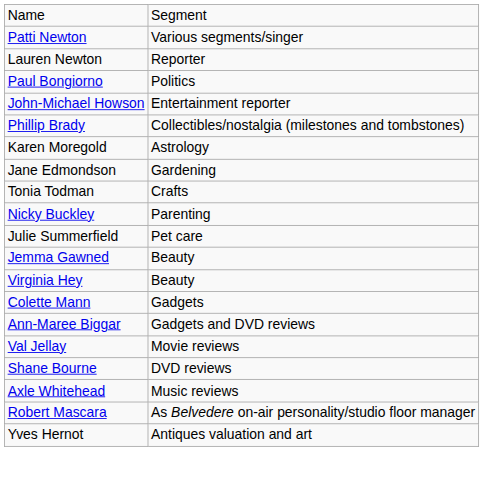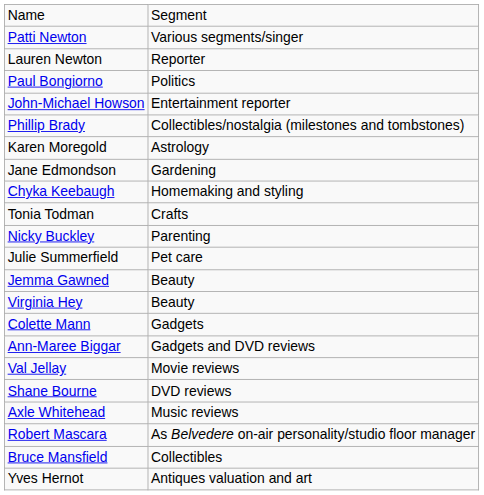+ row: (61, 192)
+ row: (58, 457)
